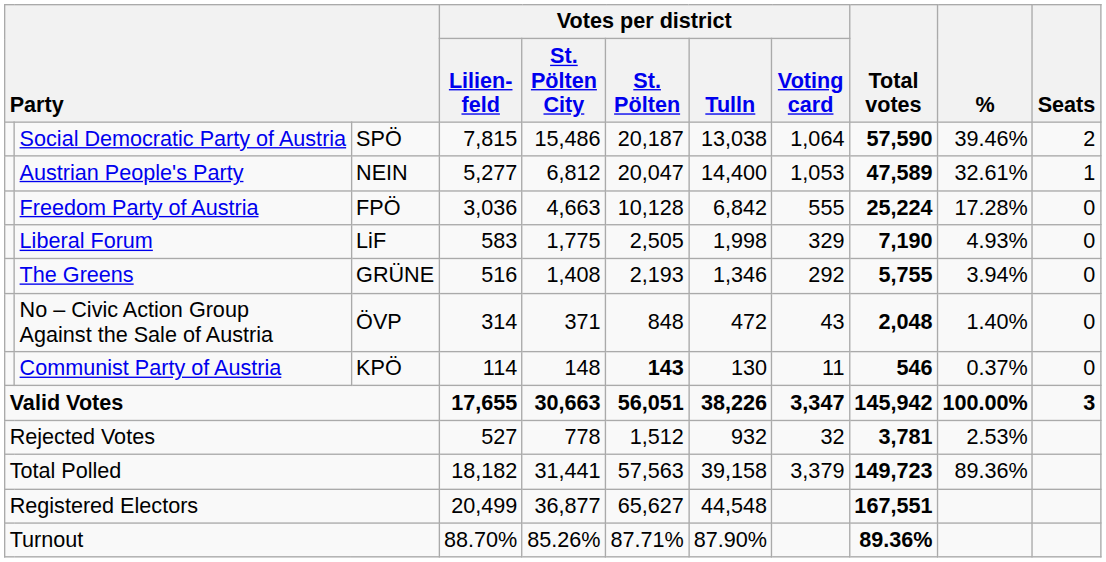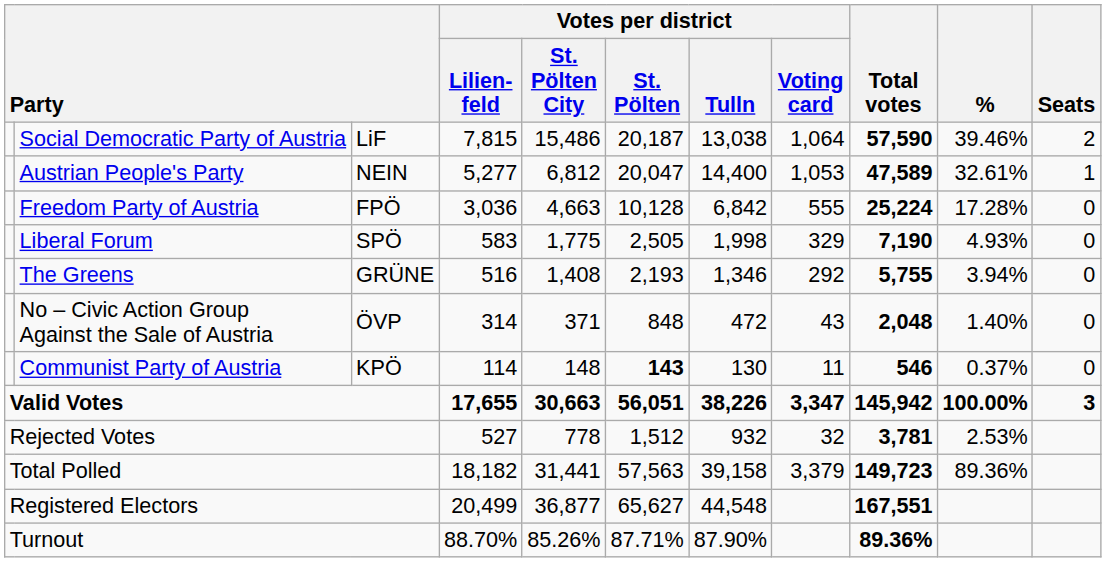(379, 138) SPÖ -> (371, 138) LiF
(371, 241) LiF -> (379, 241) SPÖ
